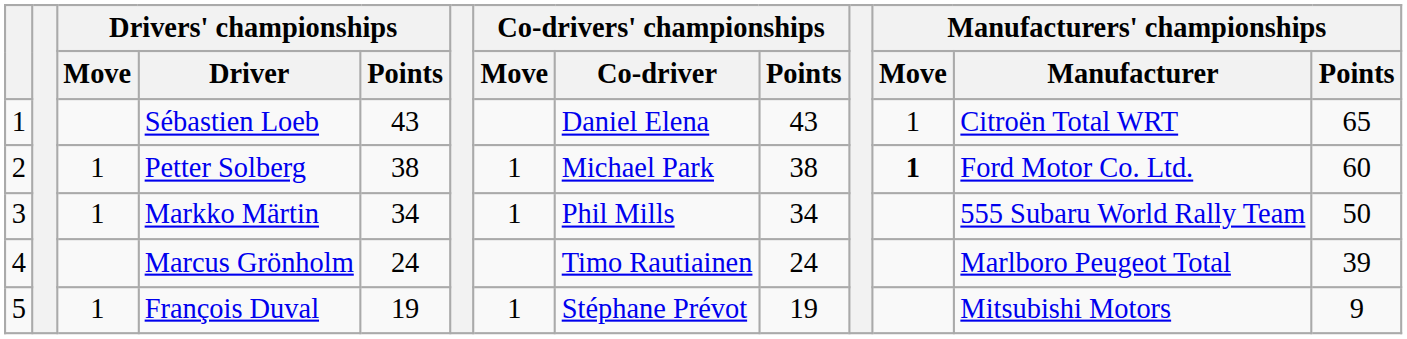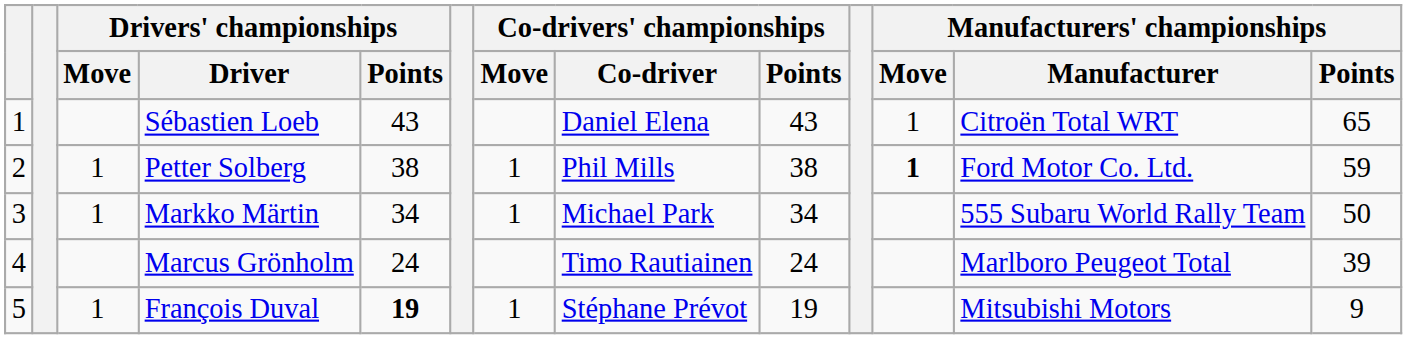(638, 168) Michael Park -> (618, 168) Phil Mills
(1357, 168) 60 -> (1357, 168) 59
(618, 215) Phil Mills -> (638, 215) Michael Park
(405, 308) normal -> (405, 308) bold
